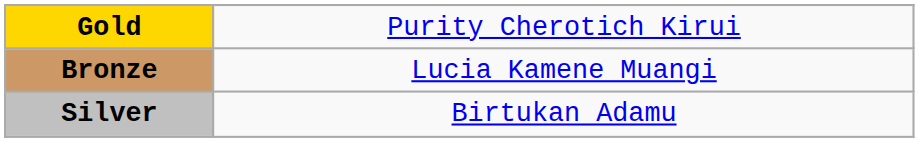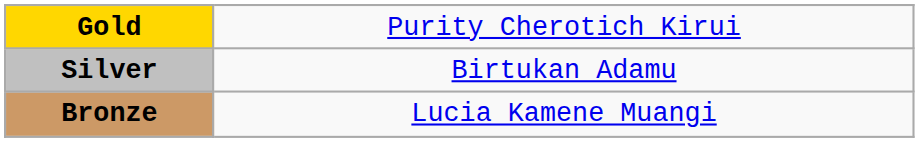rows swapped: (109, 114) <-> (109, 70)
